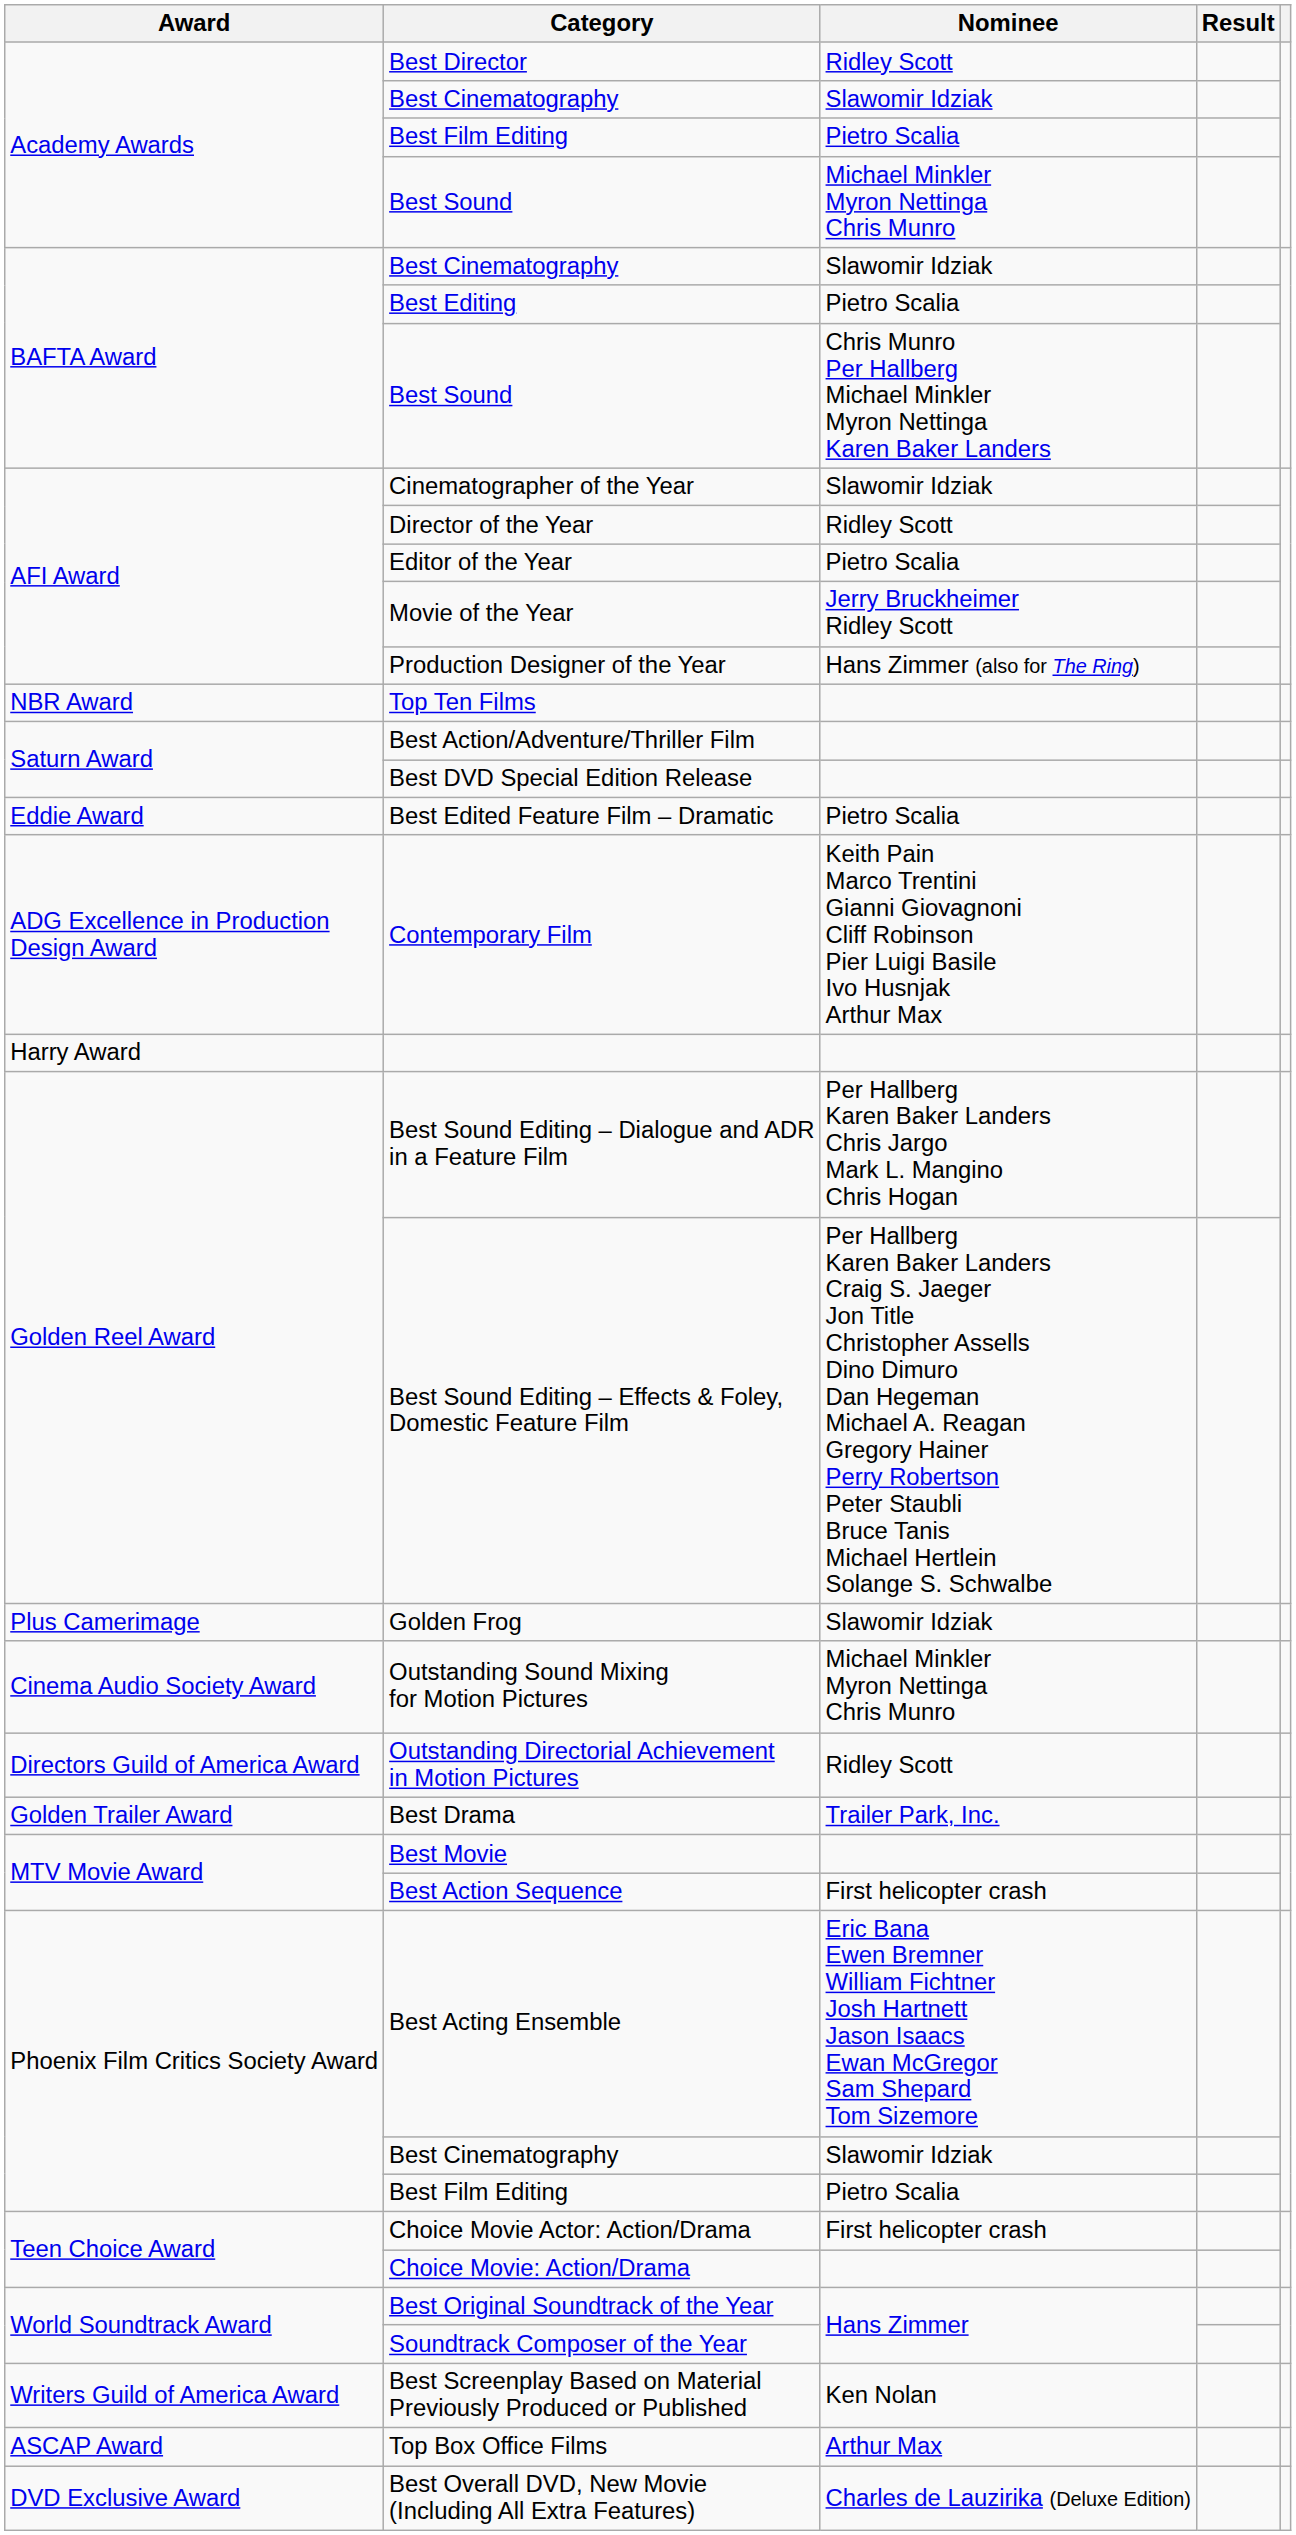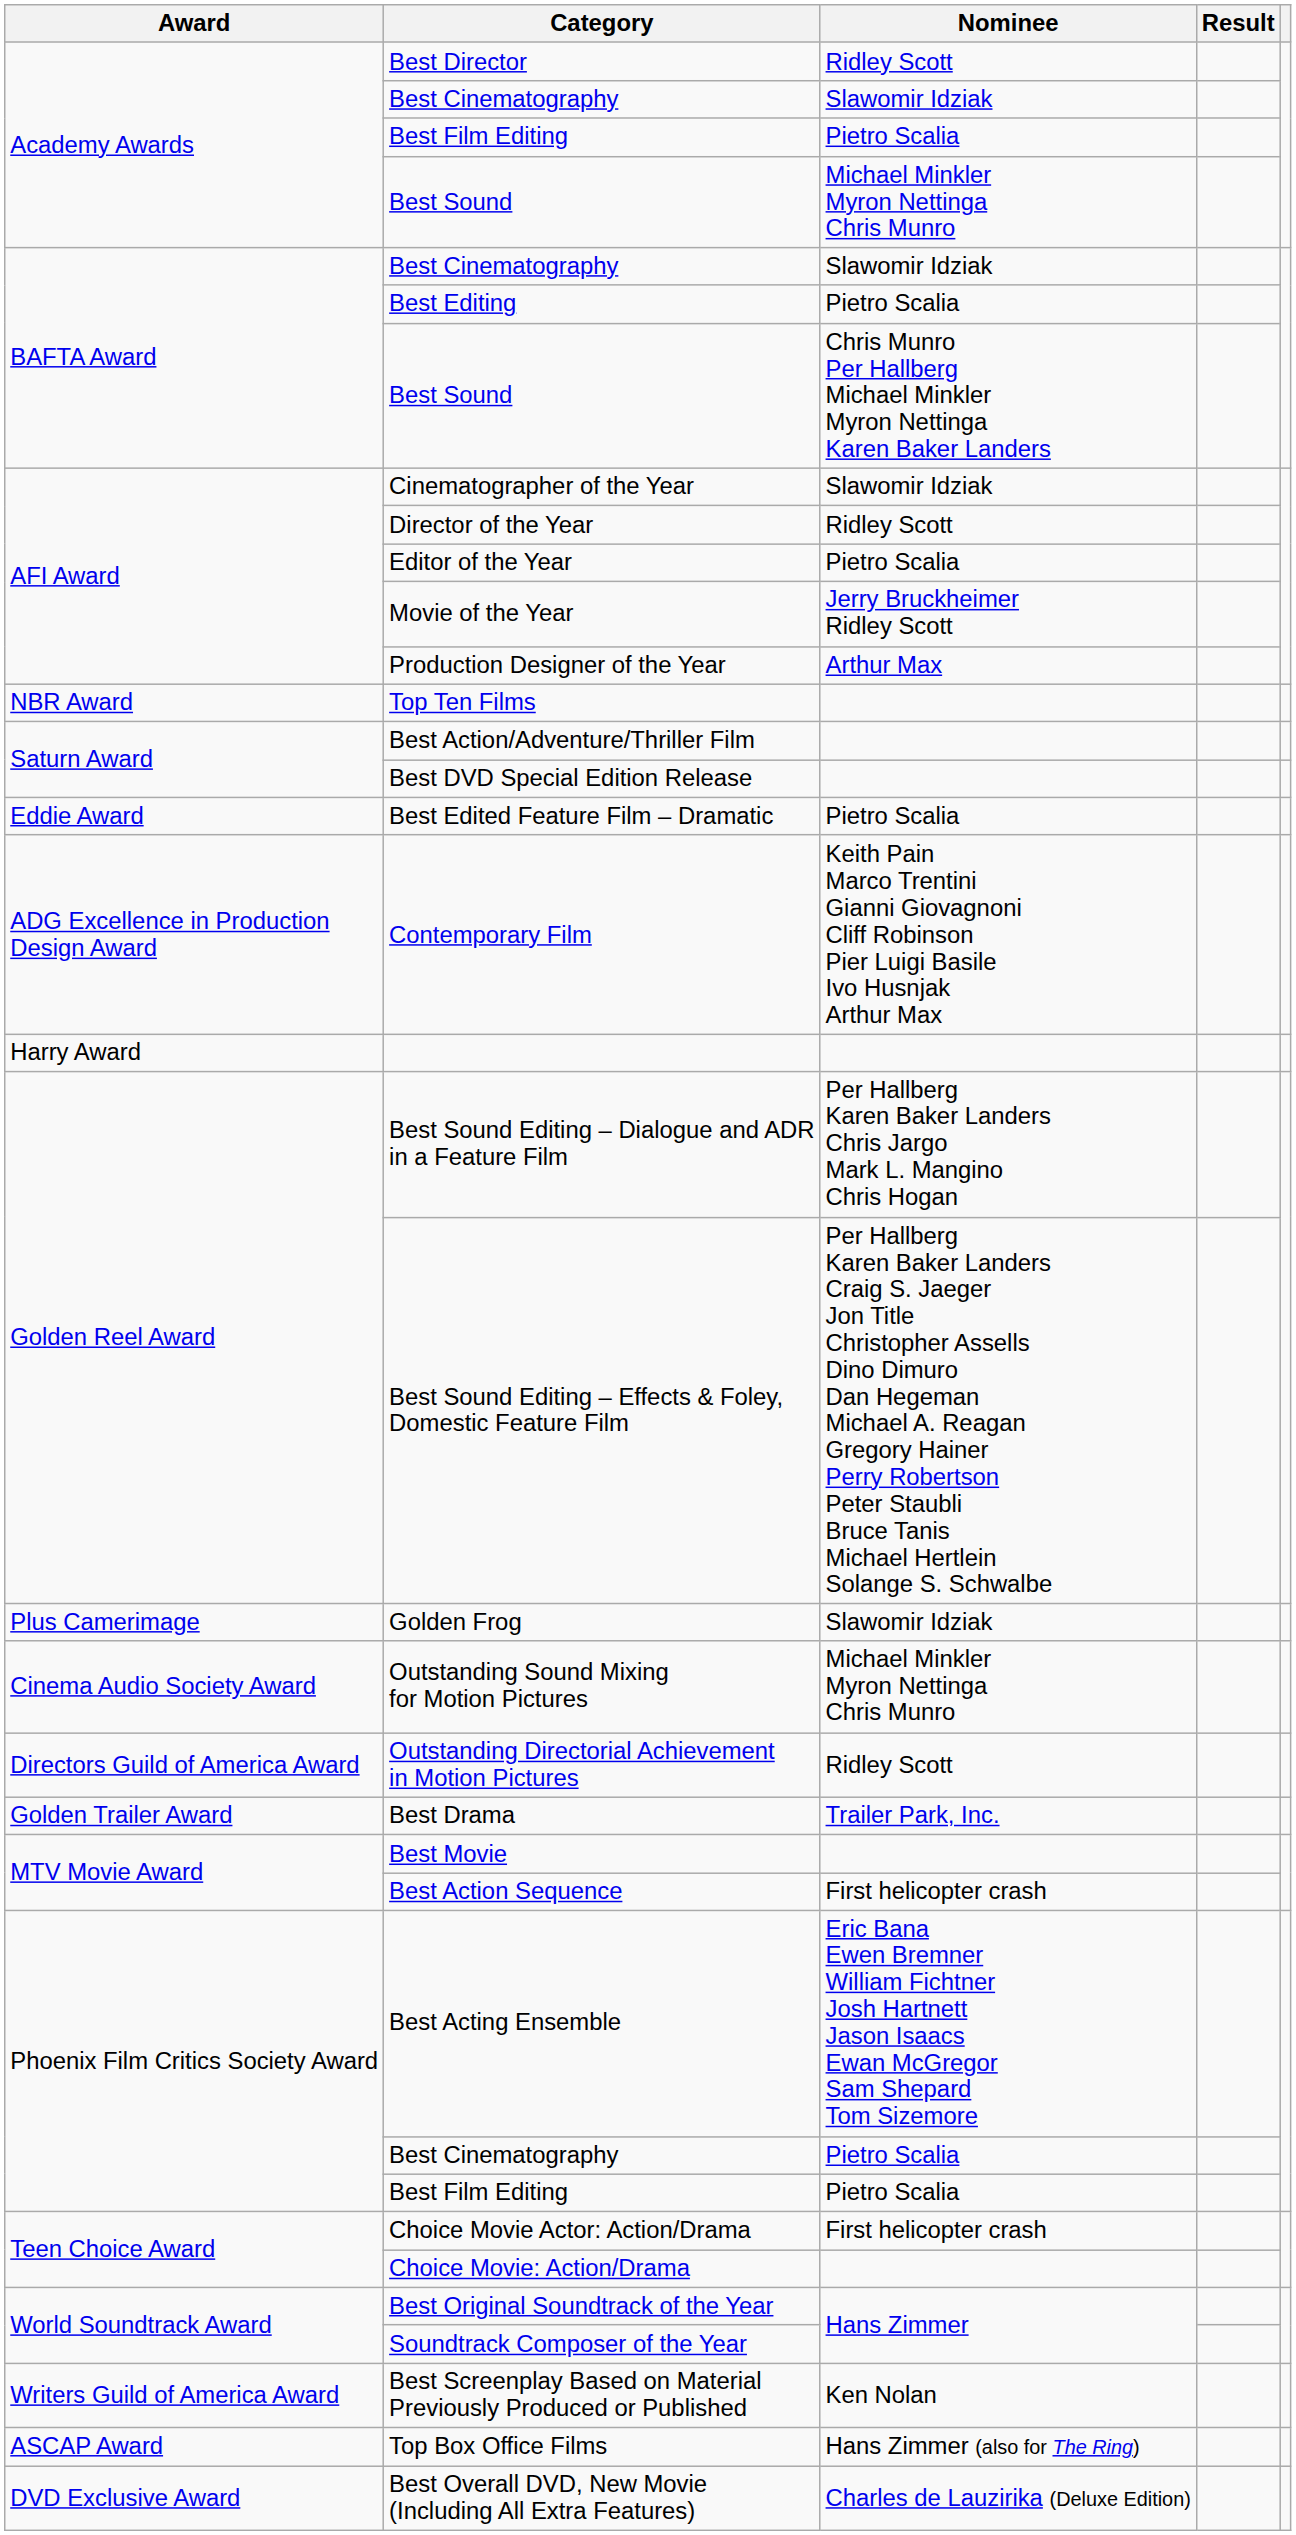(983, 664) Hans Zimmer (also for The Ring) -> (884, 664) Arthur Max
(909, 2154) Slawomir Idziak -> (892, 2154) Pietro Scalia
(884, 2446) Arthur Max -> (983, 2446) Hans Zimmer (also for The Ring)
